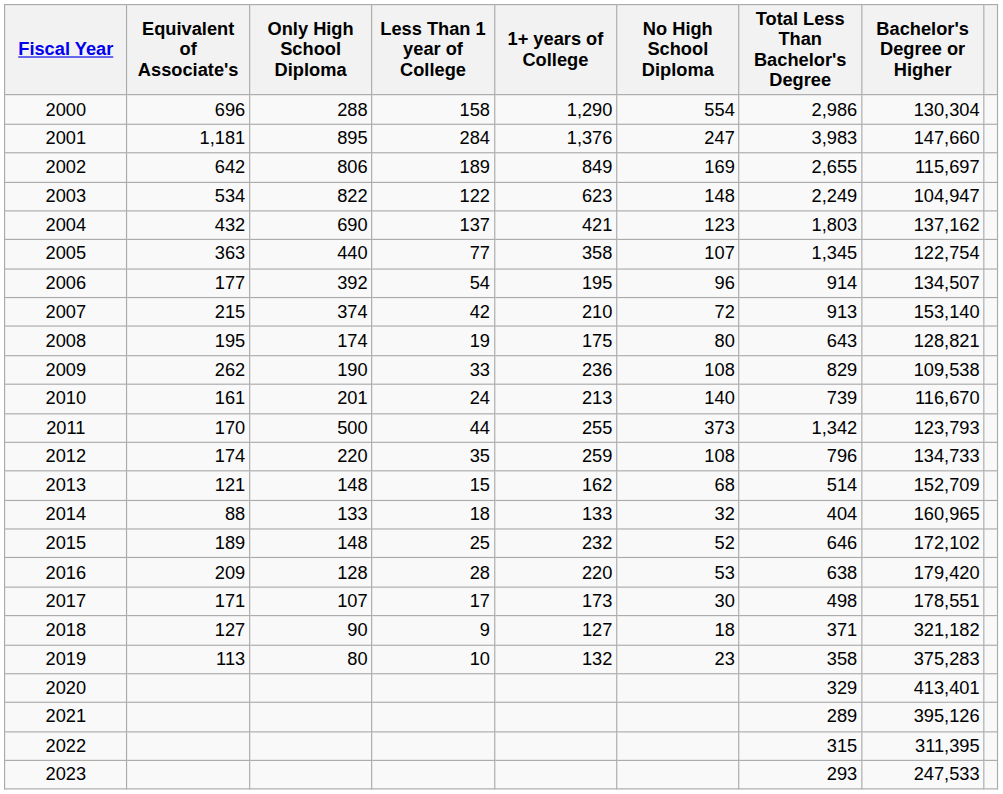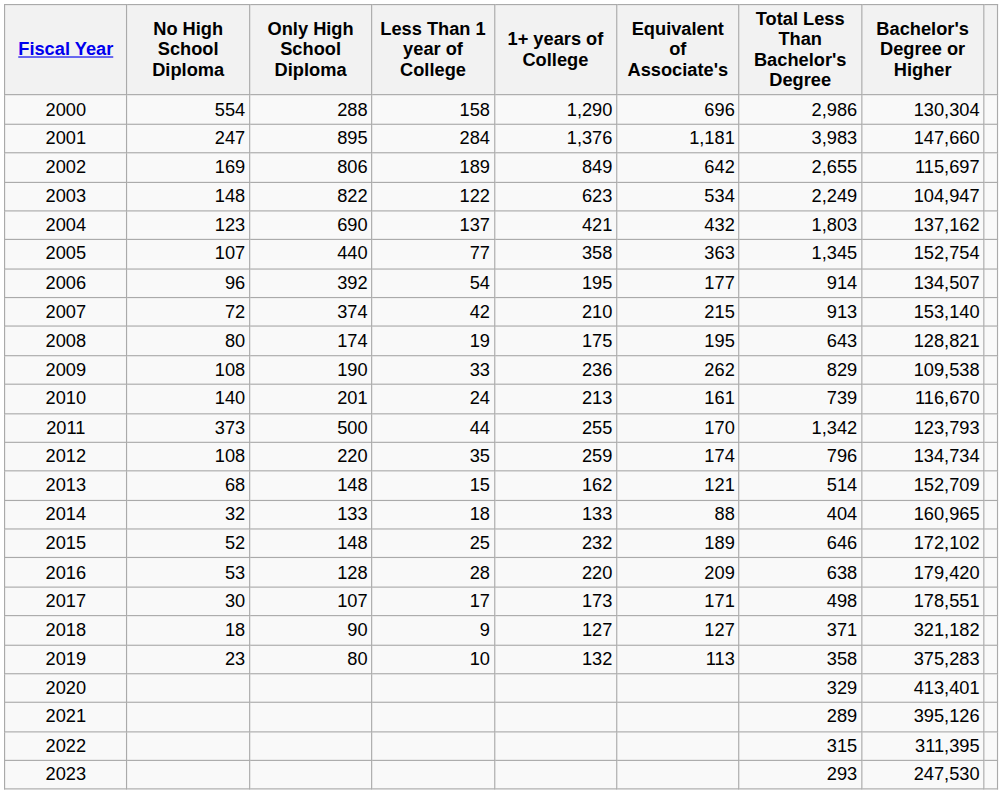columns swapped: (678, 49) <-> (188, 49)
(947, 254) 122,754 -> (947, 254) 152,754
(947, 456) 134,733 -> (947, 456) 134,734
(947, 774) 247,533 -> (947, 774) 247,530
